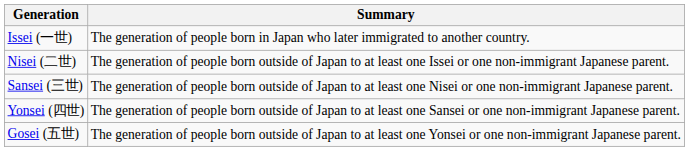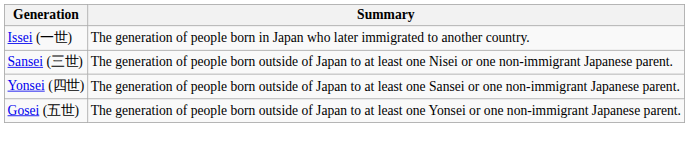- row: (42, 61)
